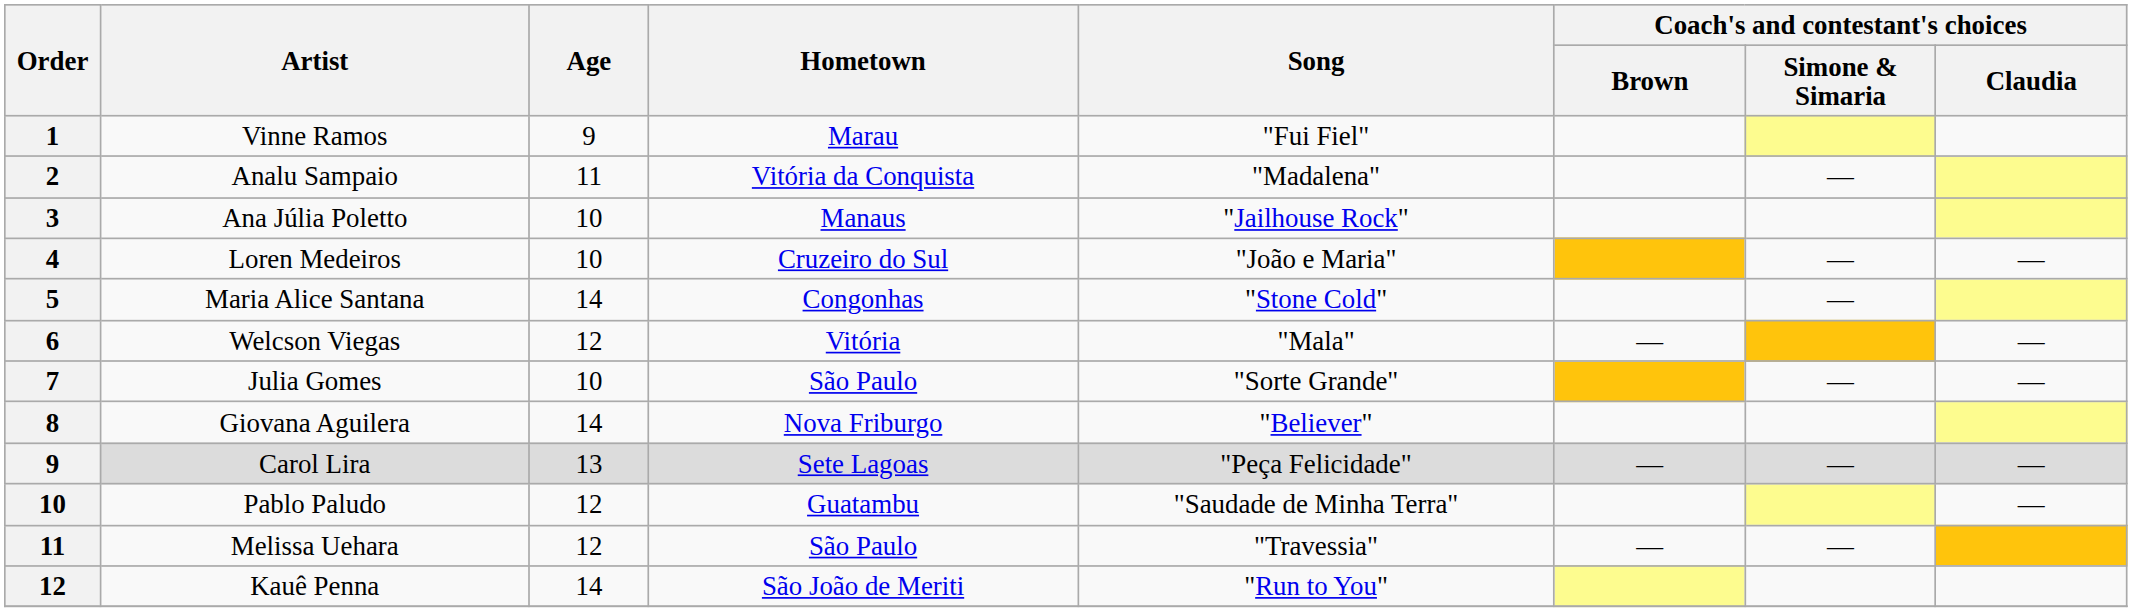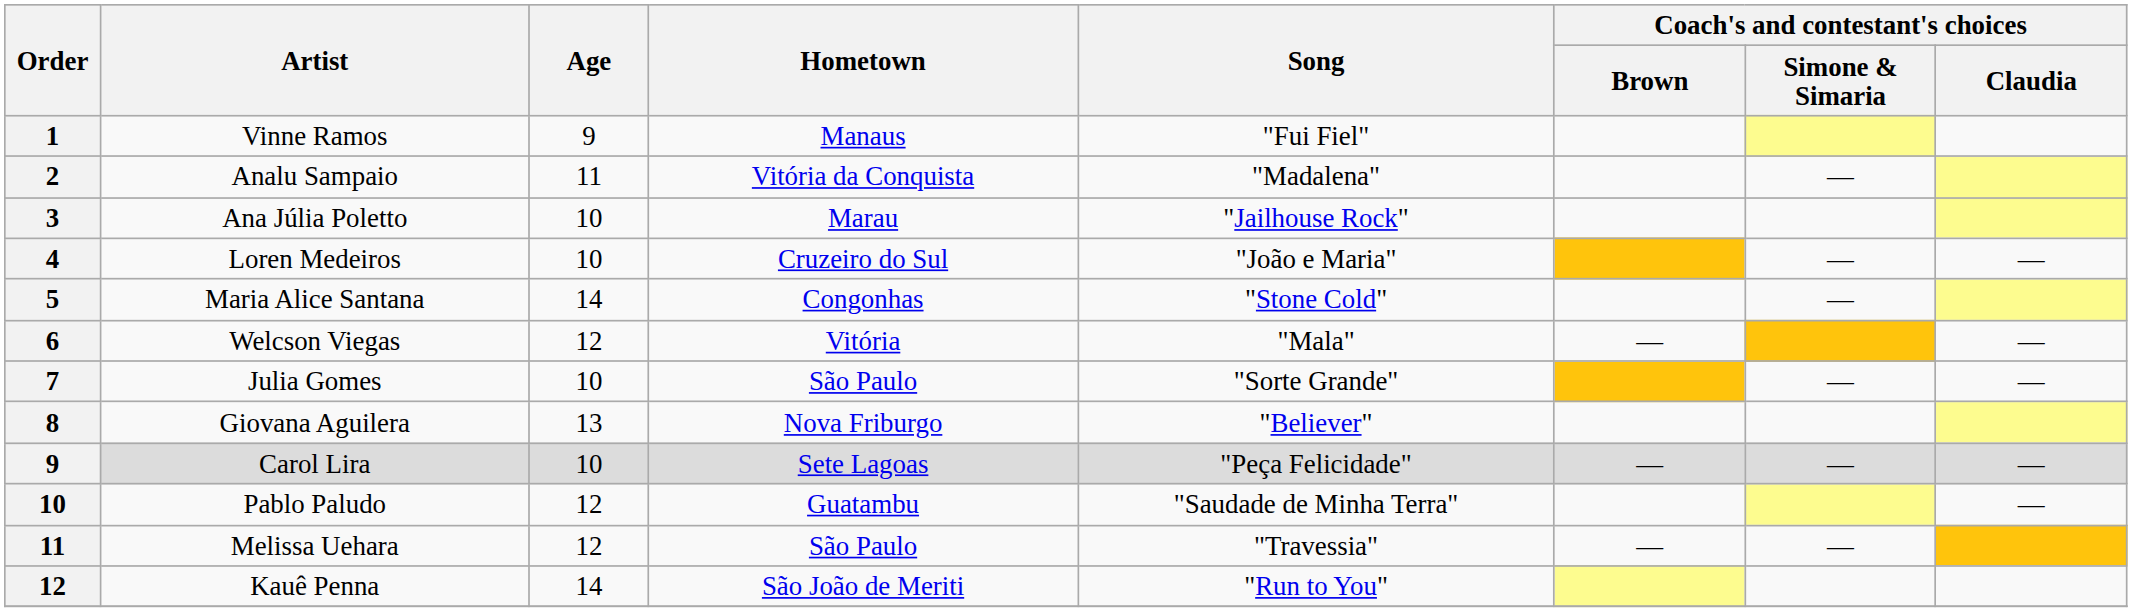(863, 136) Marau -> (863, 136) Manaus
(863, 218) Manaus -> (863, 218) Marau
(589, 422) 14 -> (589, 422) 13
(589, 463) 13 -> (589, 463) 10
